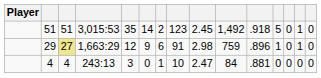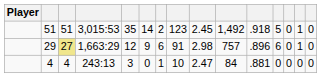(231, 47) 759 -> (231, 47) 757
(278, 47) 1 -> (278, 47) 6
